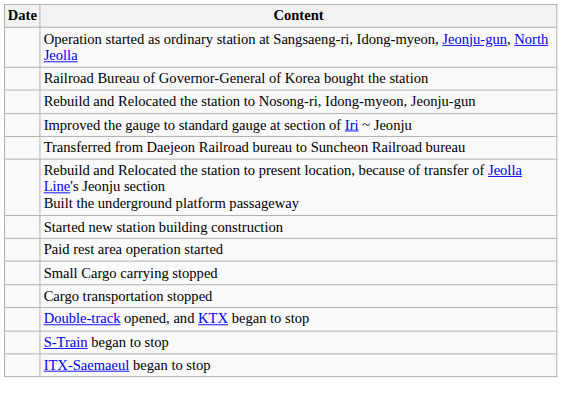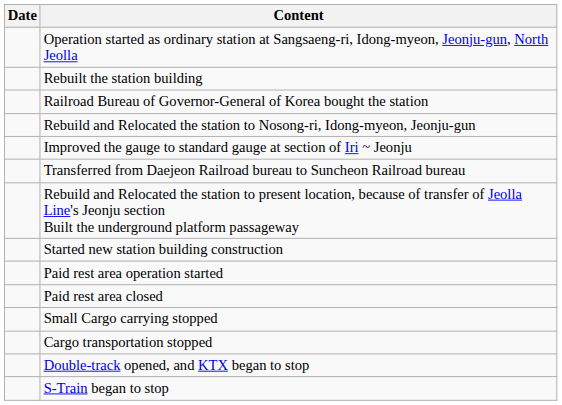+ row: (123, 78)
+ row: (103, 296)
- row: (127, 365)
